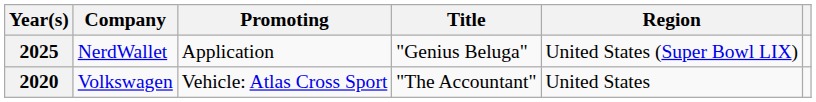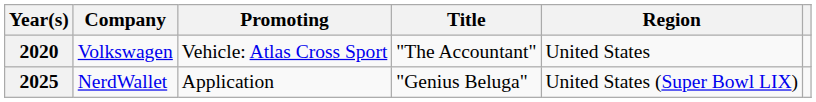rows swapped: (39, 81) <-> (39, 50)
